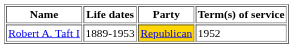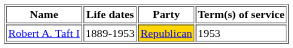(209, 33) 1952 -> (209, 33) 1953
